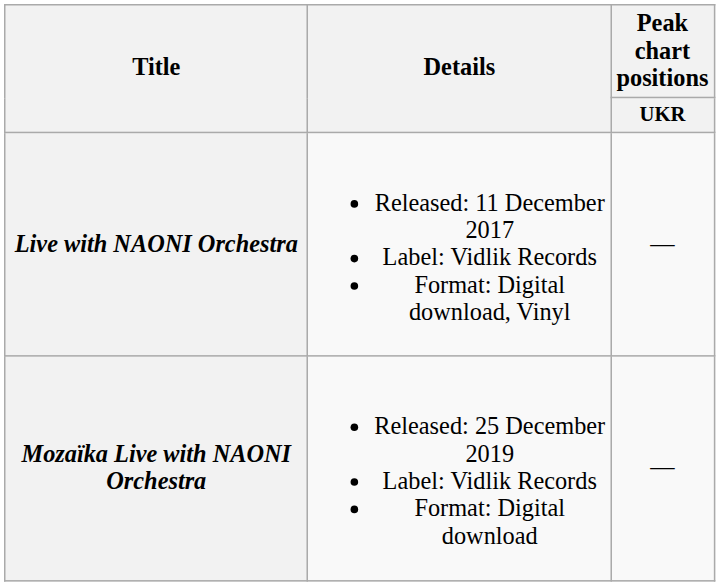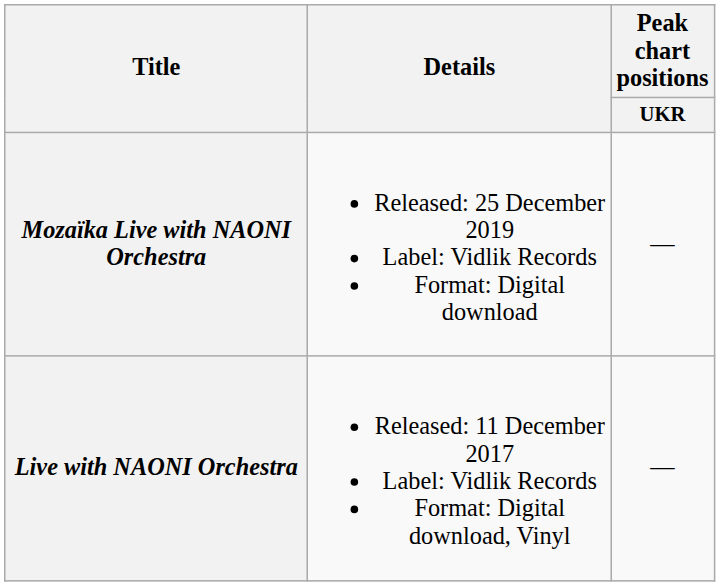rows swapped: (156, 243) <-> (156, 467)
